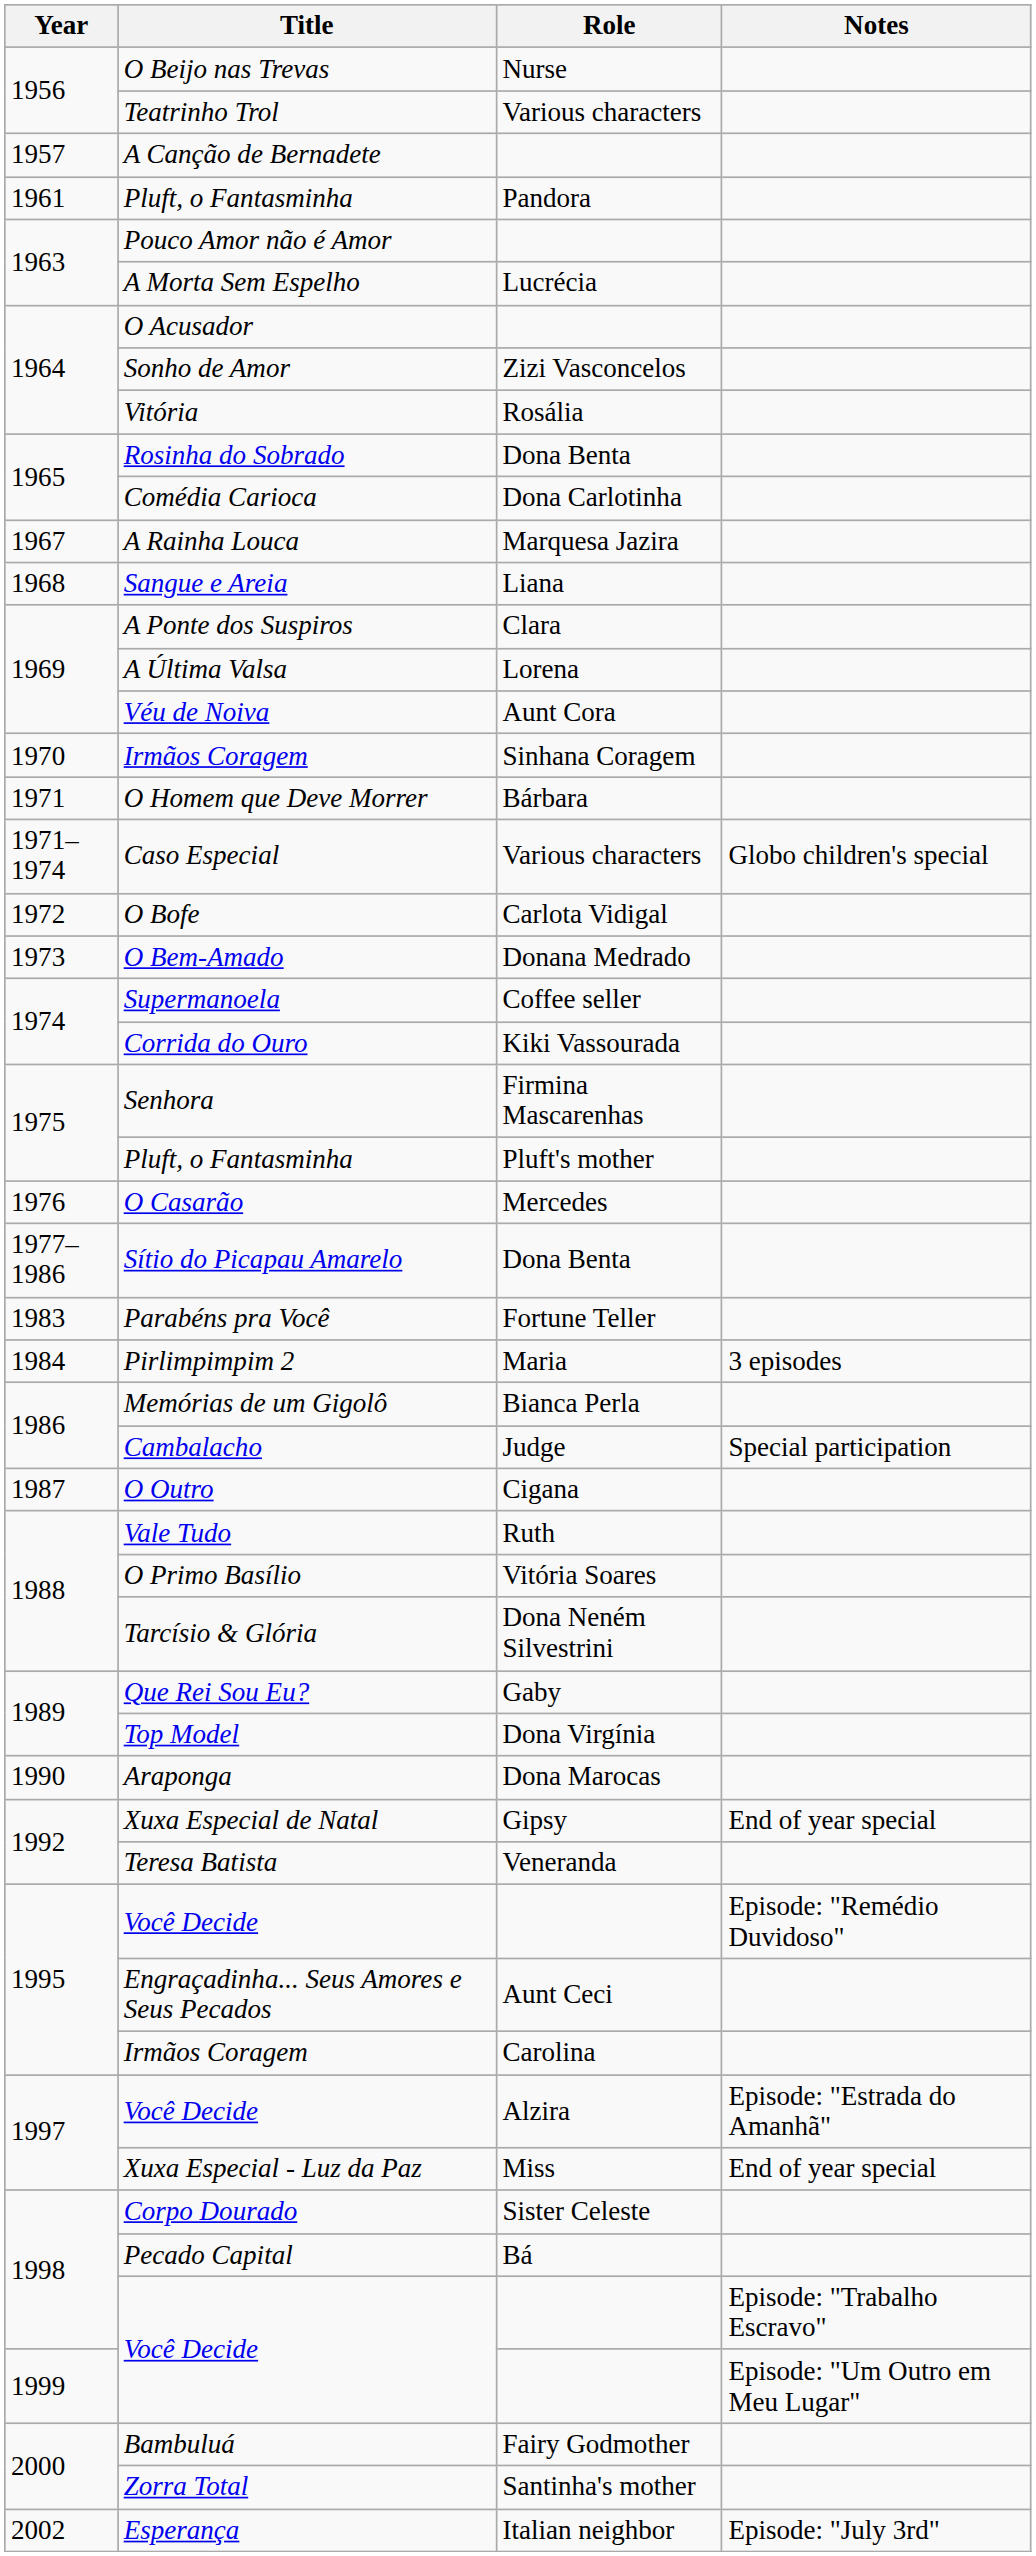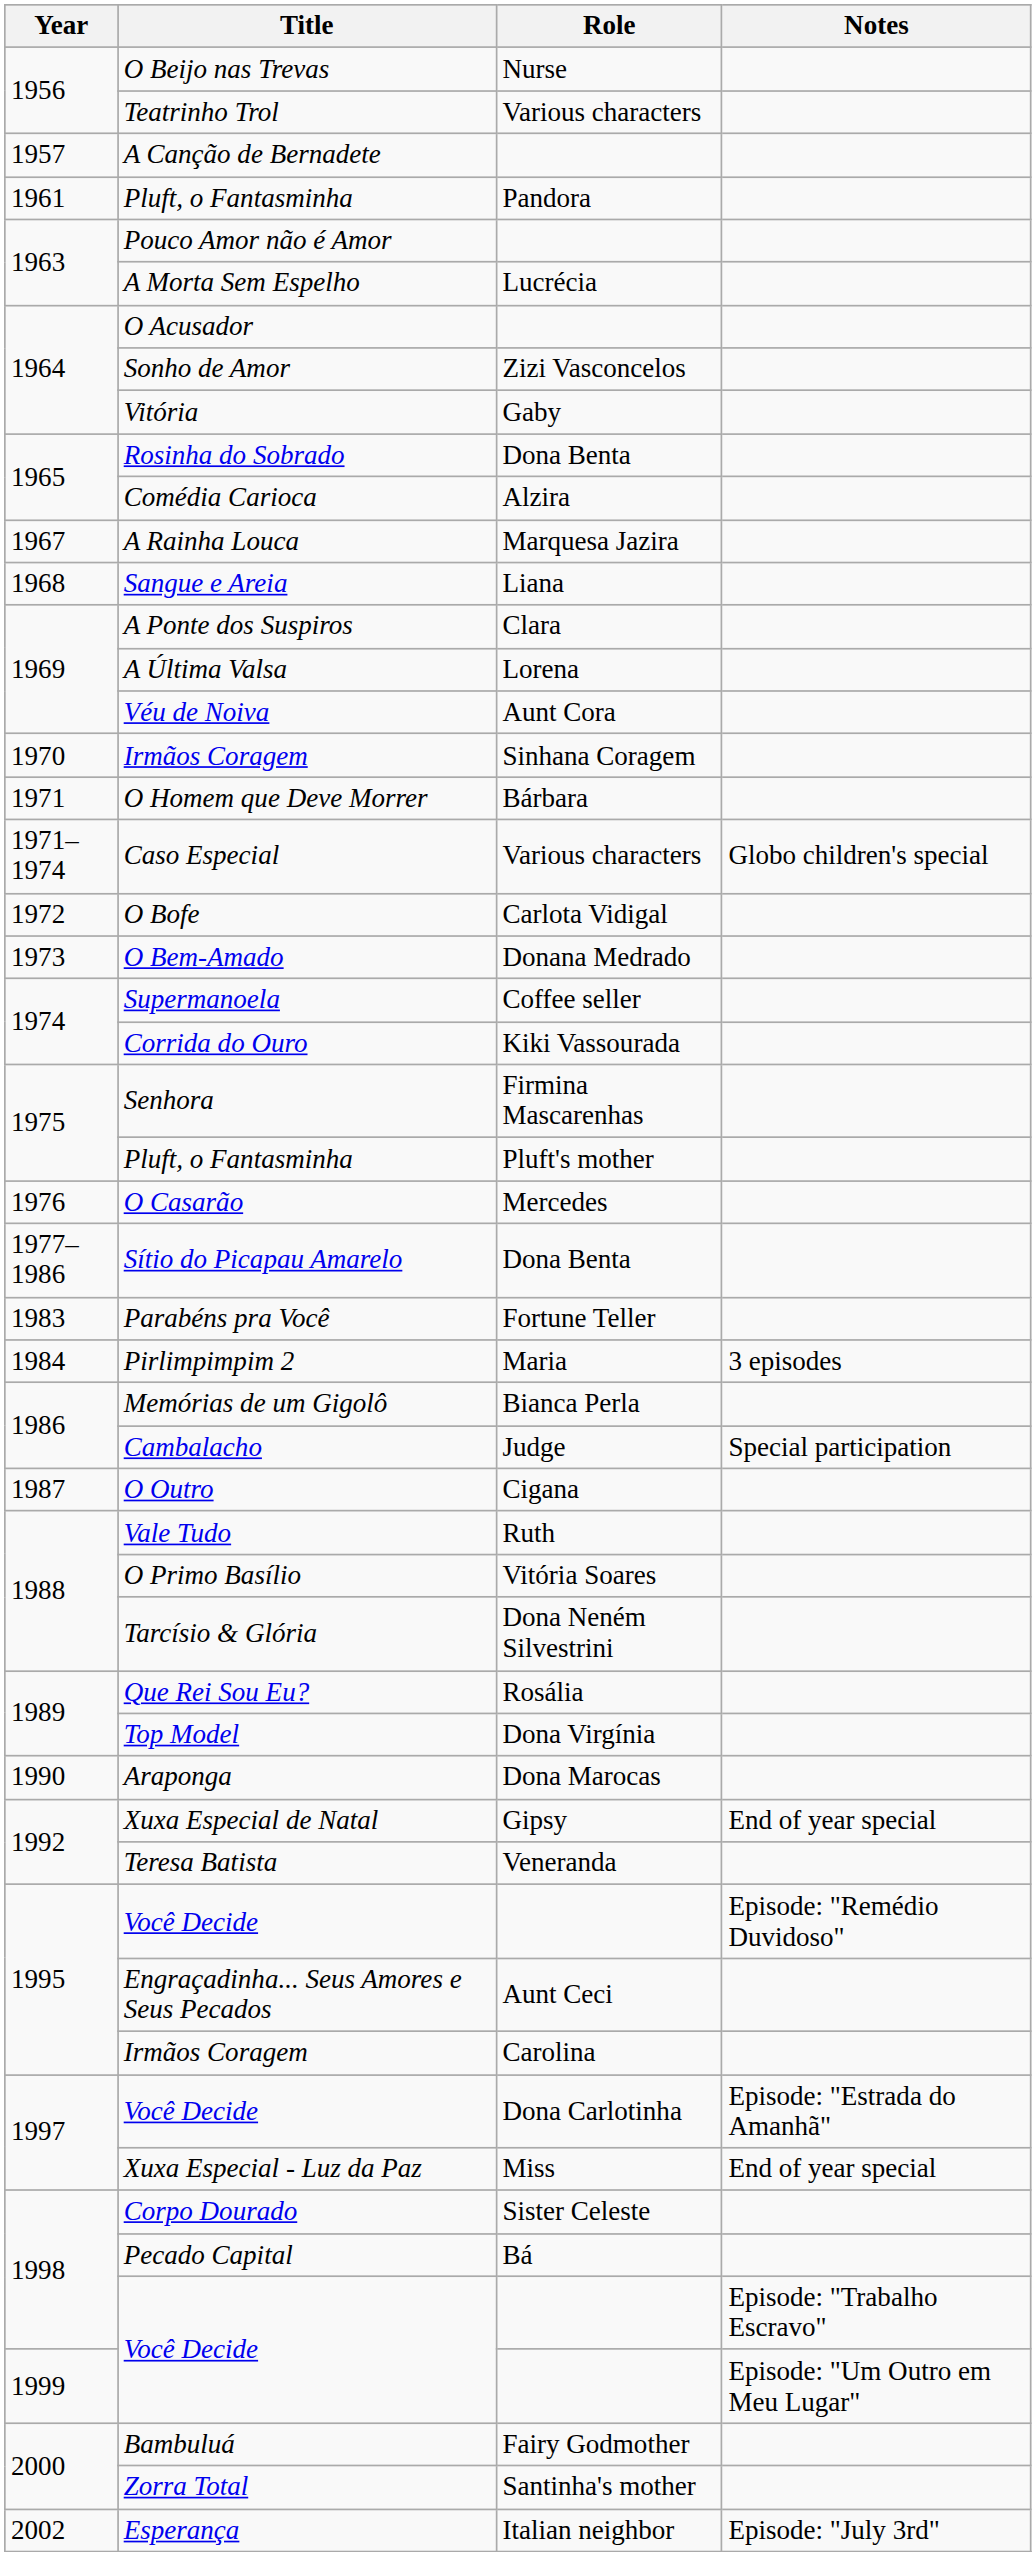(543, 411) Rosália -> (532, 411) Gaby
(592, 497) Dona Carlotinha -> (536, 497) Alzira
(532, 1691) Gaby -> (543, 1691) Rosália
(536, 2110) Alzira -> (592, 2110) Dona Carlotinha
